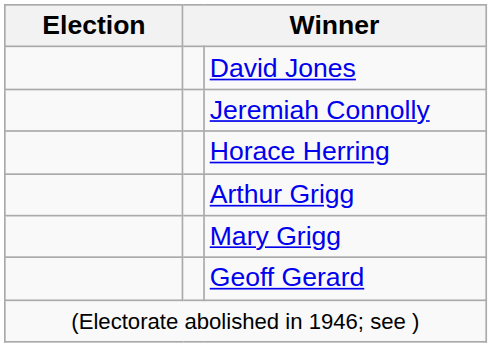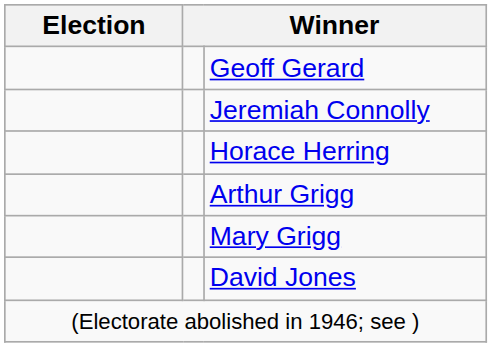rows swapped: (283, 67) <-> (287, 278)
